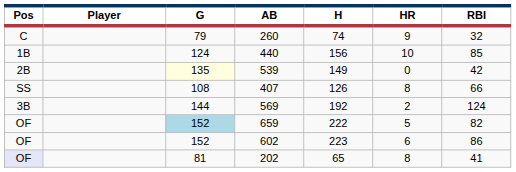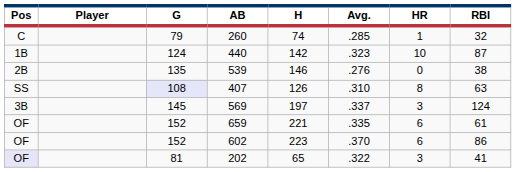+ column: (359, 16)
(407, 36) 9 -> (420, 36) 1
(338, 53) 156 -> (298, 53) 142
(477, 53) 85 -> (481, 53) 87
(200, 71) lightyellow background -> (177, 71) no background
(338, 71) 149 -> (298, 71) 146
(477, 71) 42 -> (481, 71) 38
(200, 88) no background -> (177, 88) lavender background
(477, 88) 66 -> (481, 88) 63
(200, 106) 144 -> (177, 106) 145
(338, 106) 192 -> (298, 106) 197
(407, 106) 2 -> (420, 106) 3
(200, 123) lightblue background -> (177, 123) no background
(338, 123) 222 -> (298, 123) 221
(407, 123) 5 -> (420, 123) 6
(477, 123) 82 -> (481, 123) 61
(407, 158) 8 -> (420, 158) 3
